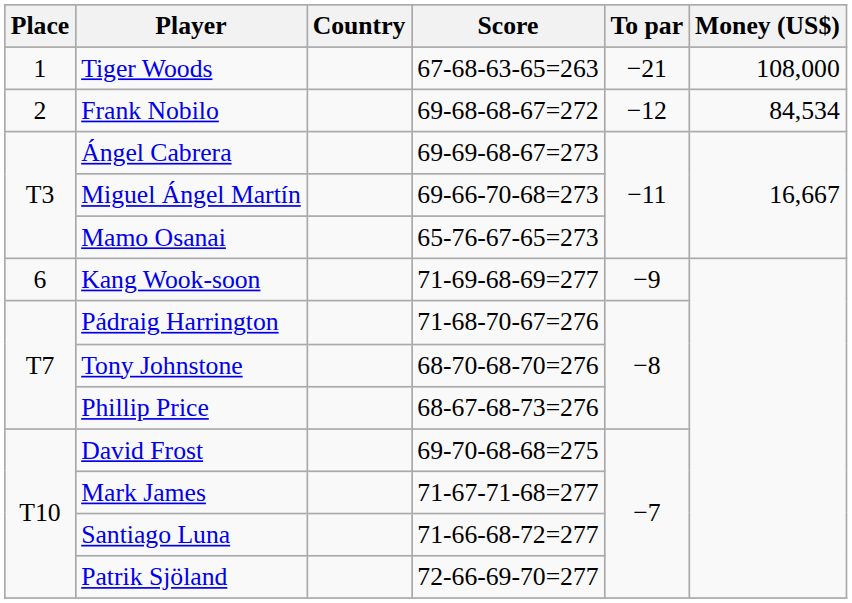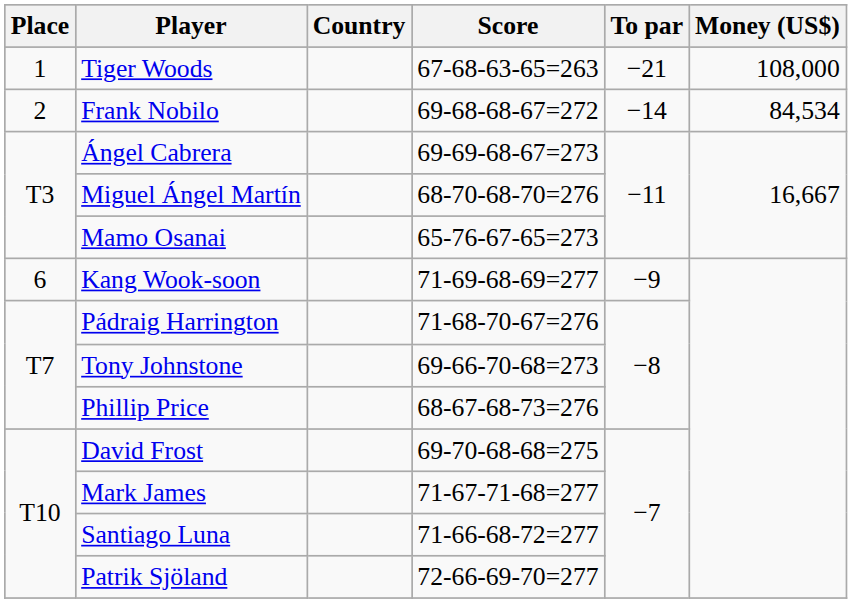(647, 110) −12 -> (647, 110) −14
(508, 195) 69-66-70-68=273 -> (508, 195) 68-70-68-70=276
(508, 364) 68-70-68-70=276 -> (508, 364) 69-66-70-68=273
